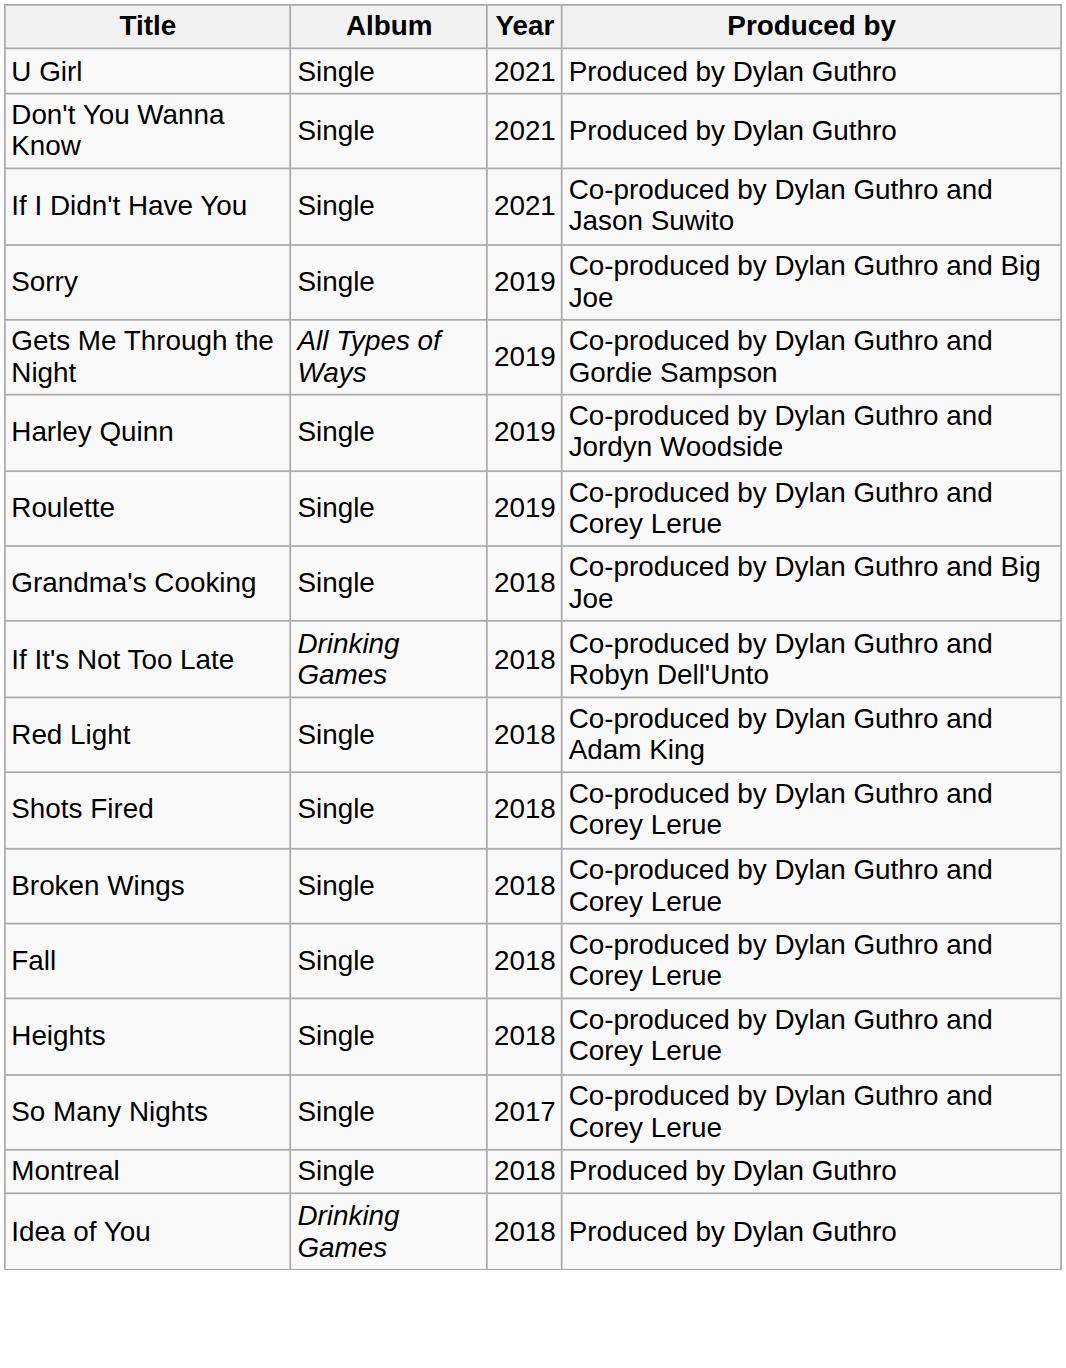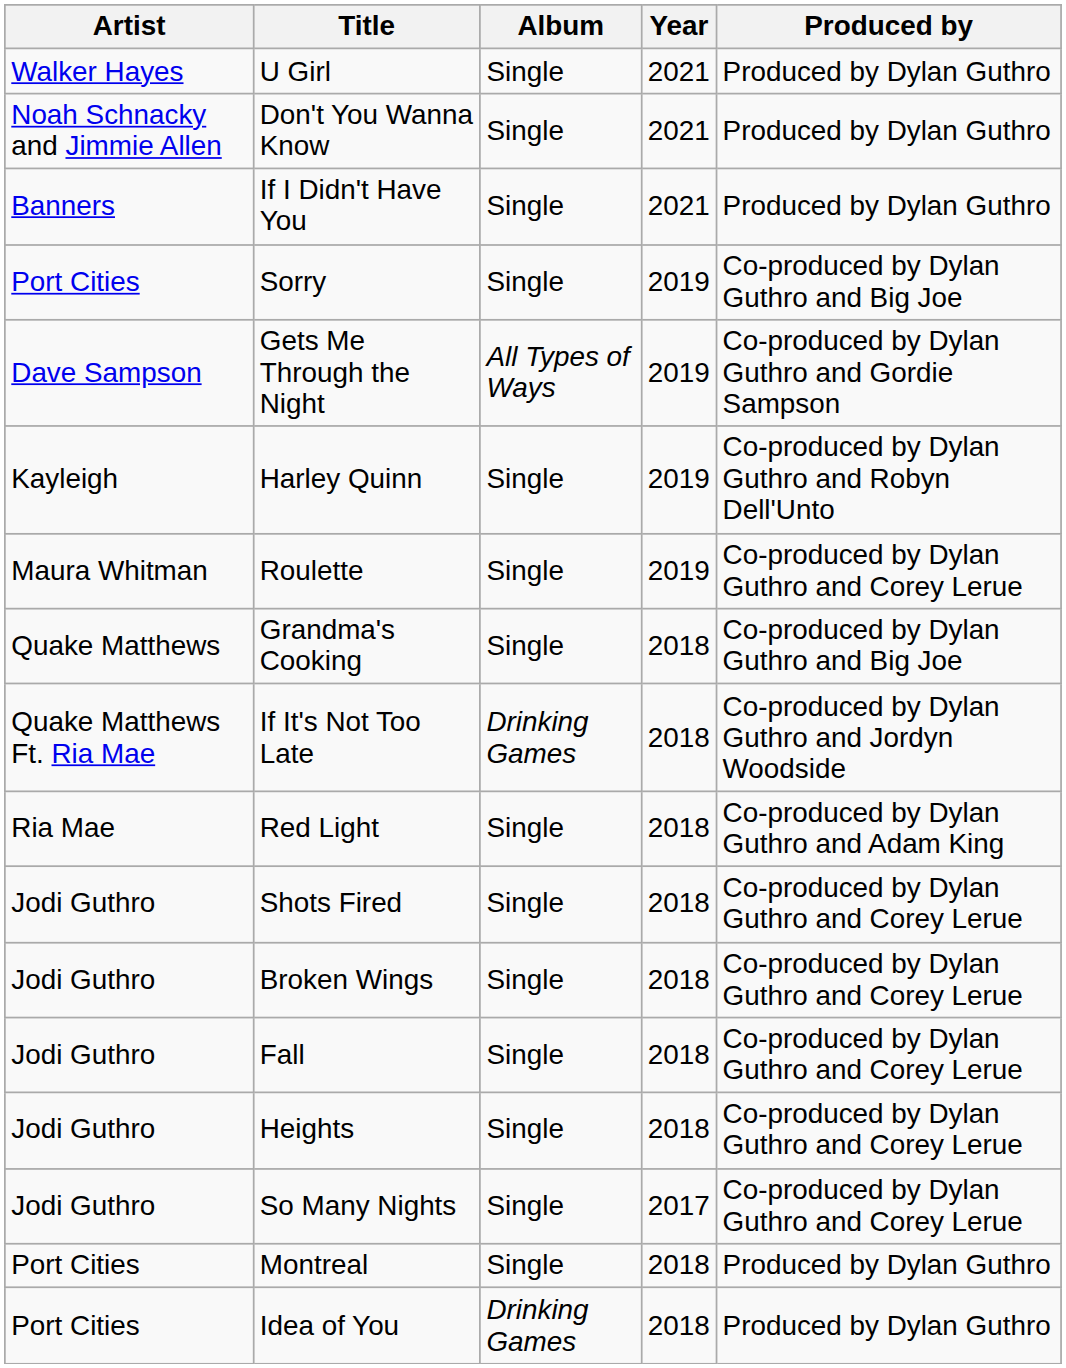+ column: (129, 26)
(781, 206) Co-produced by Dylan Guthro and Jason Suwito -> (887, 206) Produced by Dylan Guthro
(781, 432) Co-produced by Dylan Guthro and Jordyn Woodside -> (861, 479) Co-produced by Dylan Guthro and Robyn Dell'Unto
(781, 658) Co-produced by Dylan Guthro and Robyn Dell'Unto -> (861, 737) Co-produced by Dylan Guthro and Jordyn Woodside
